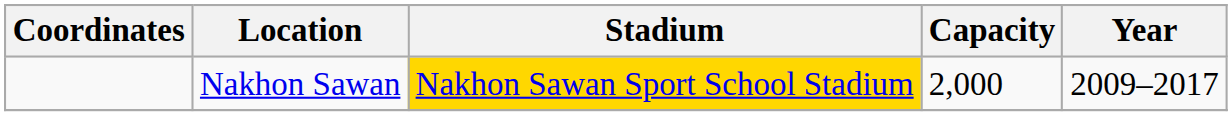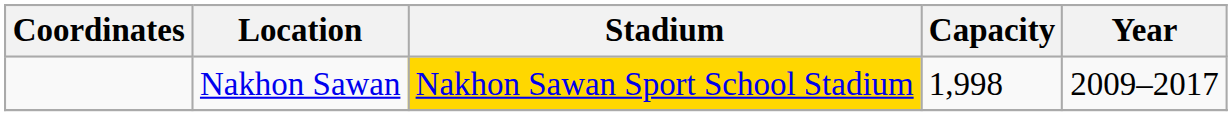(966, 82) 2,000 -> (966, 82) 1,998
